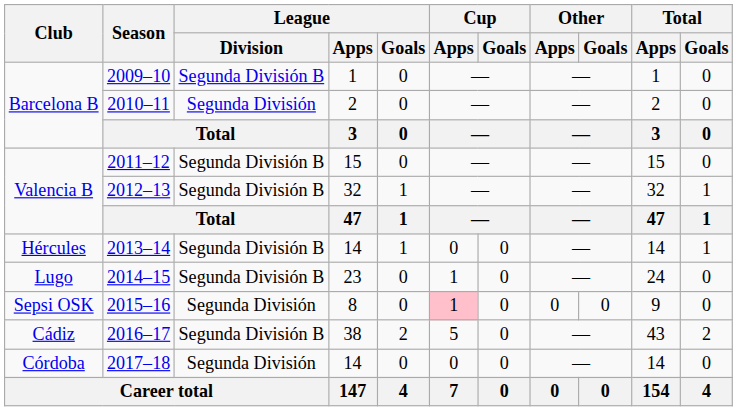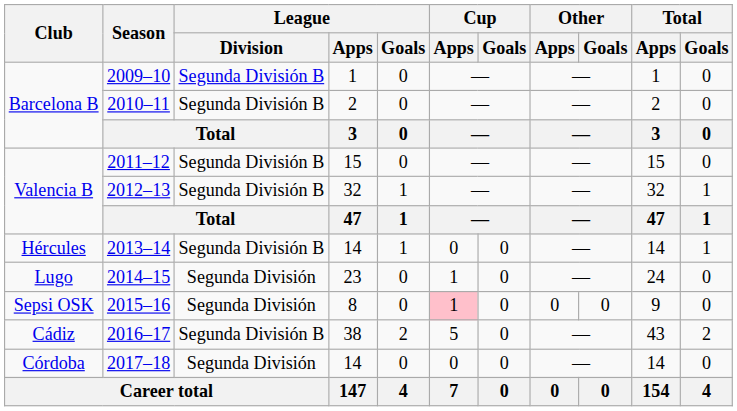(251, 104) Segunda División -> (251, 104) Segunda División B
(251, 276) Segunda División B -> (251, 276) Segunda División
